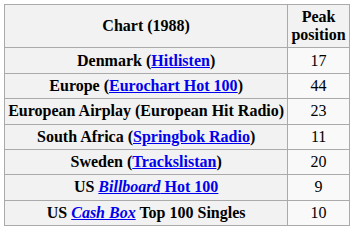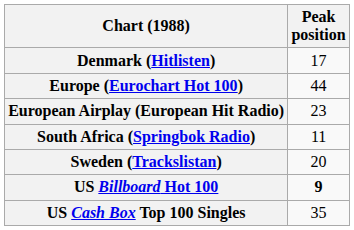(319, 187) normal -> (319, 187) bold
(319, 212) 10 -> (319, 212) 35
